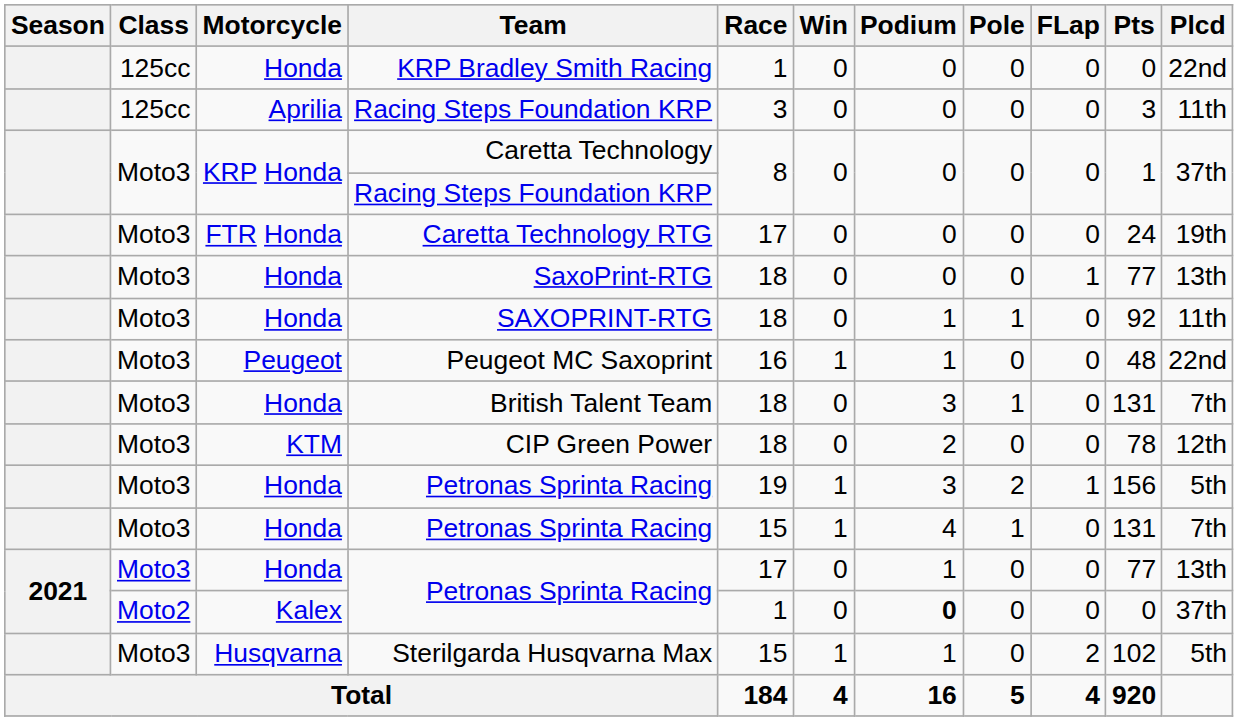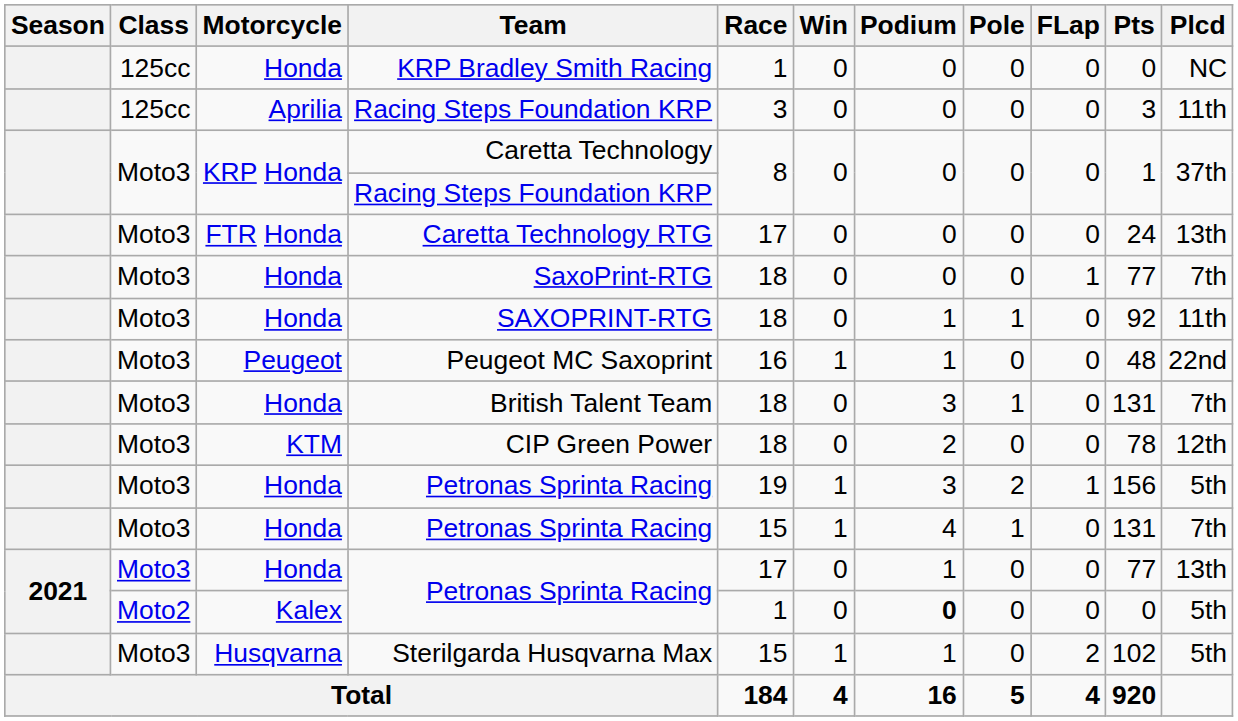(1198, 67) 22nd -> (1208, 67) NC
(1201, 234) 19th -> (1201, 234) 13th
(1201, 276) 13th -> (1209, 276) 7th
(1201, 611) 37th -> (1209, 611) 5th
